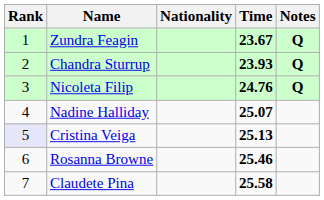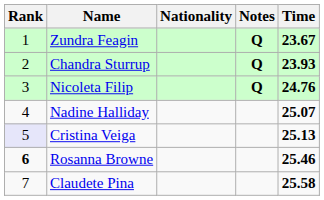columns swapped: (256, 16) <-> (298, 16)
(25, 159) normal -> (25, 159) bold
